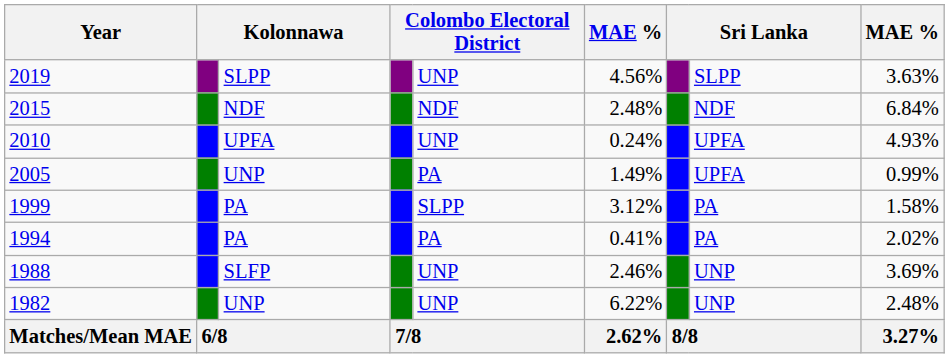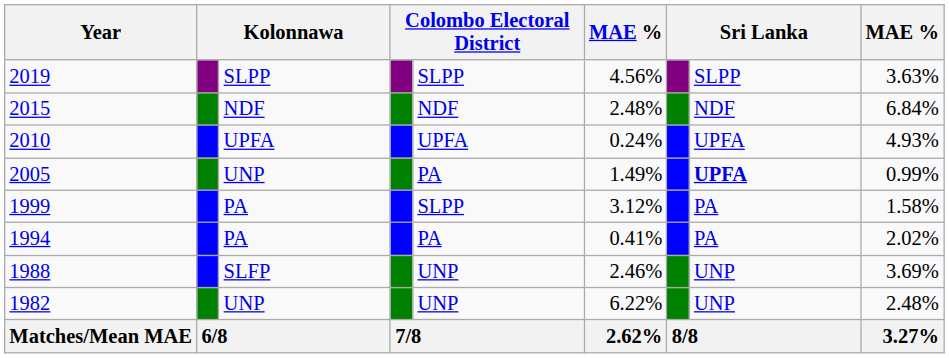(438, 76) UNP -> (441, 76) SLPP
(438, 141) UNP -> (443, 141) UPFA
(719, 173) normal -> (720, 173) bold
